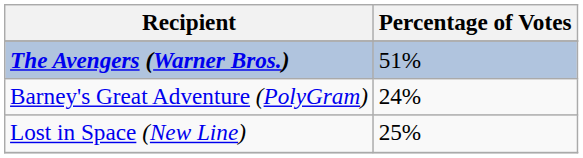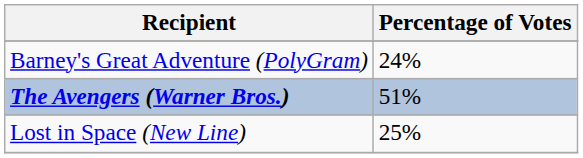rows swapped: (150, 59) <-> (189, 96)
